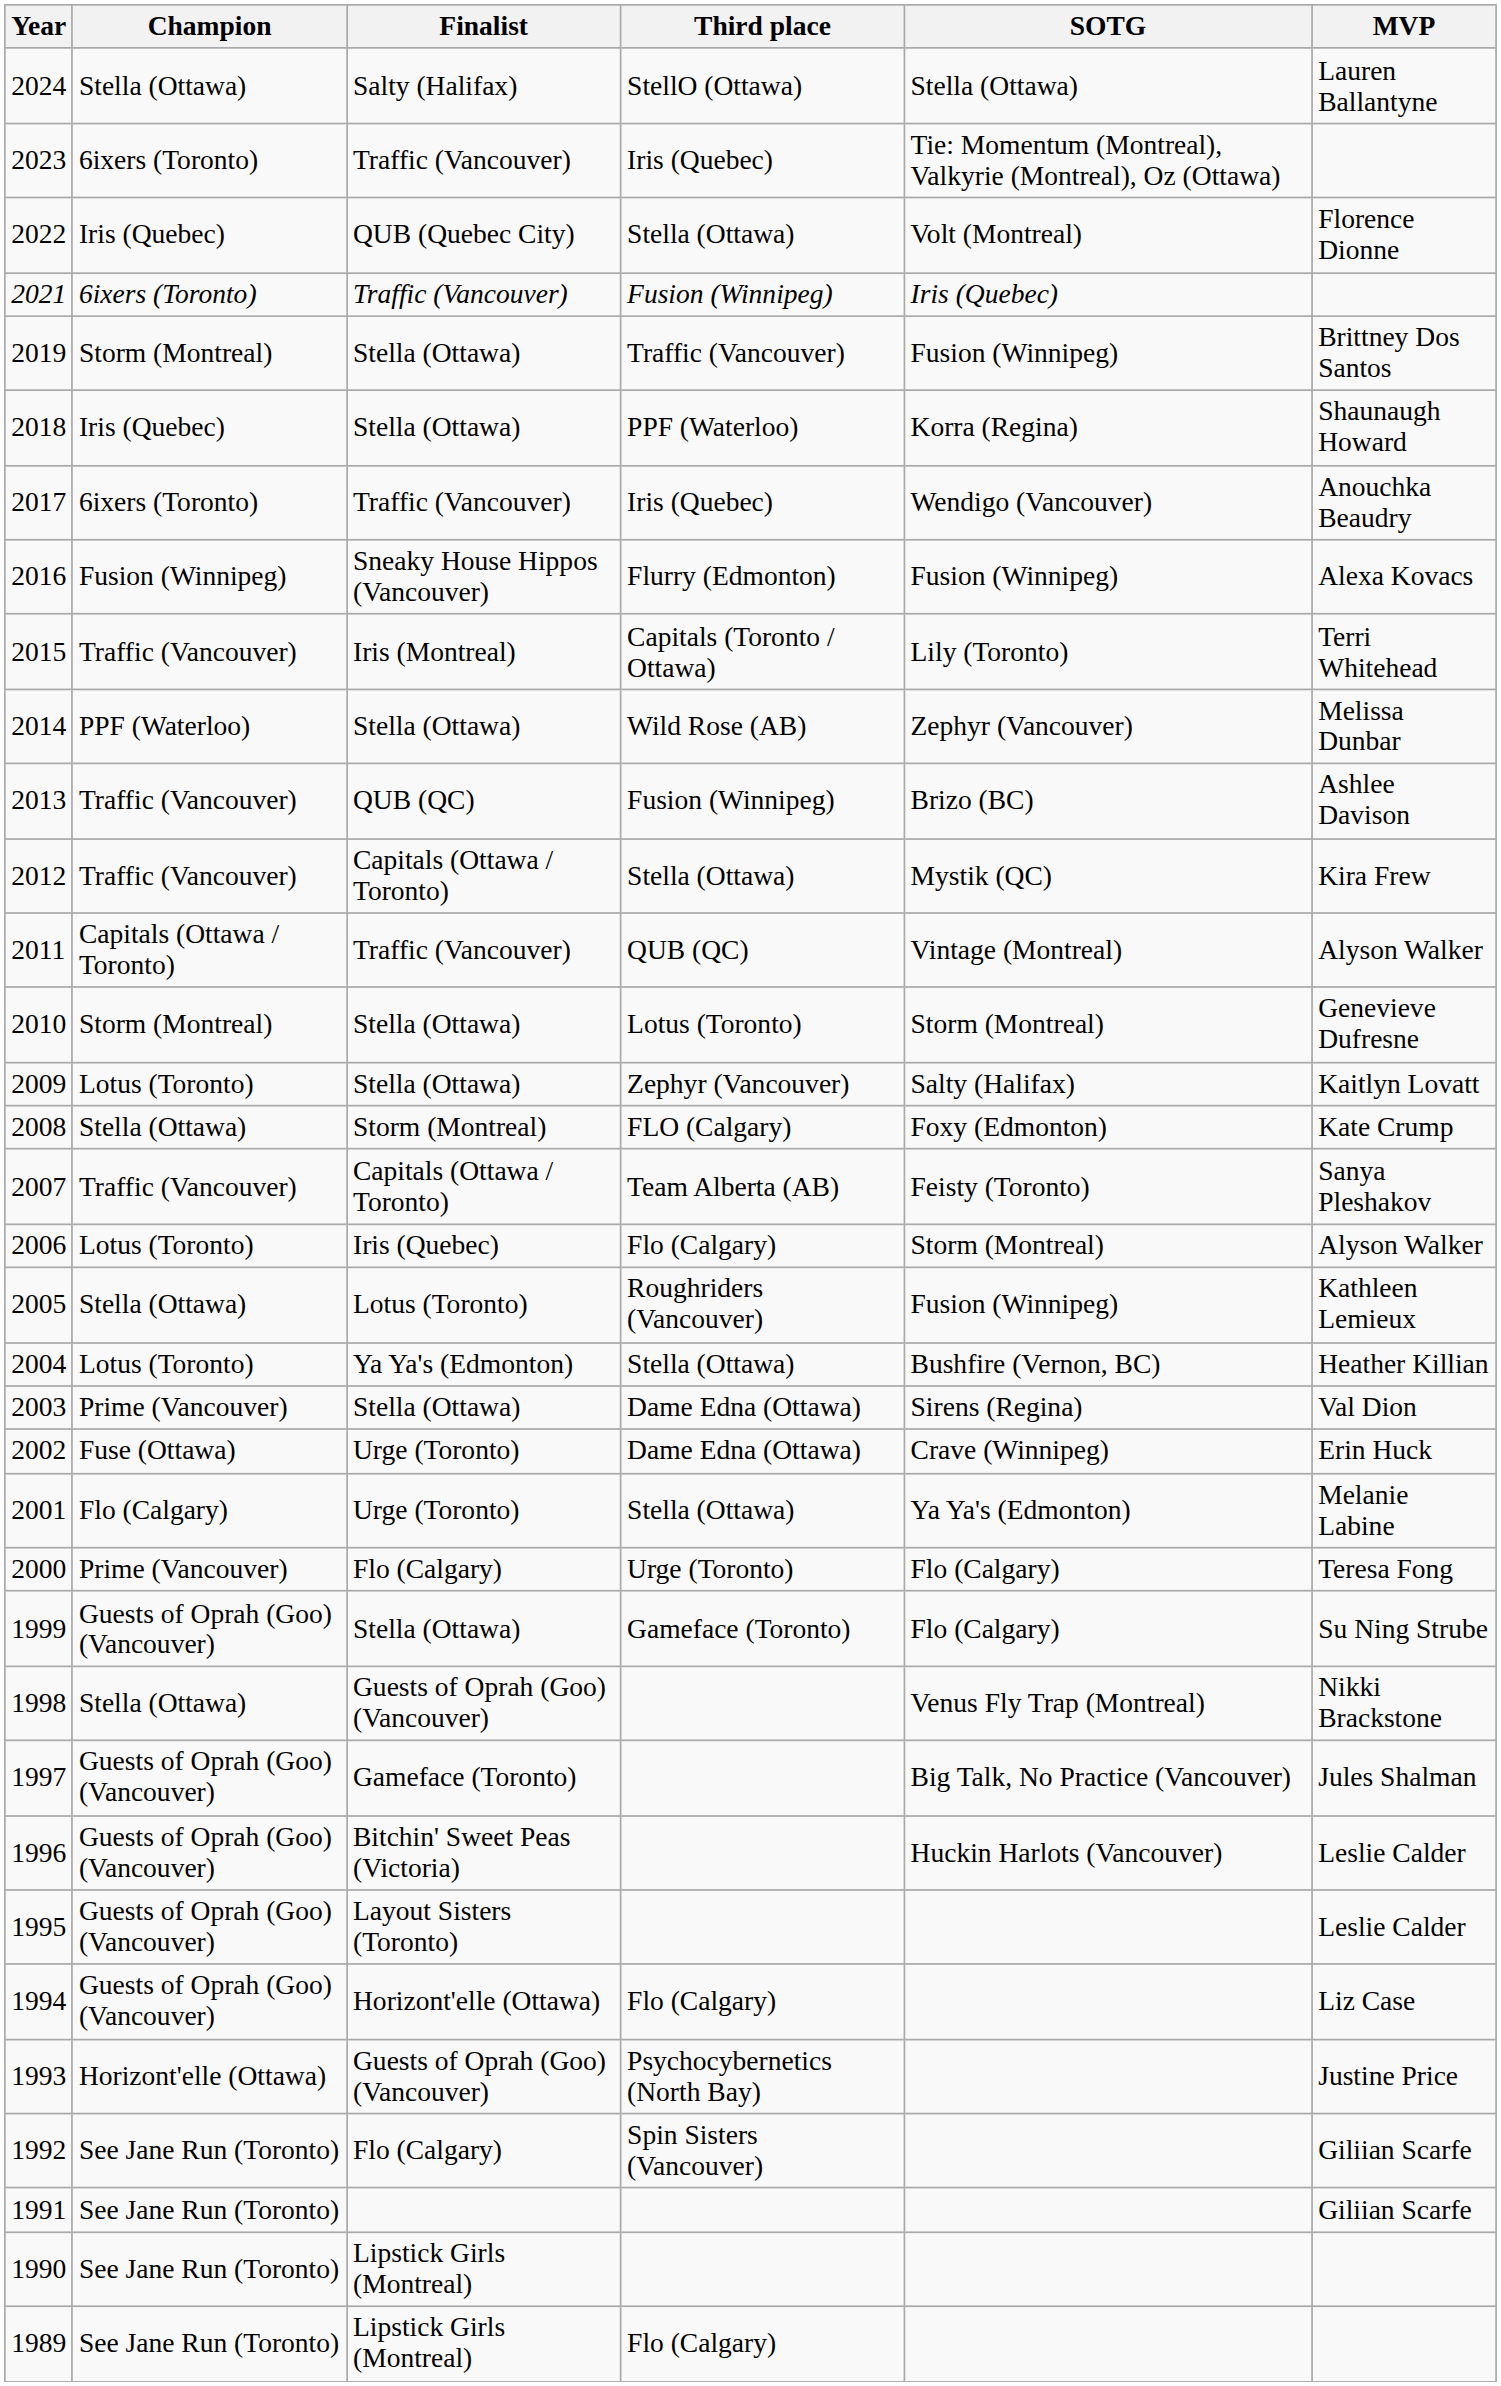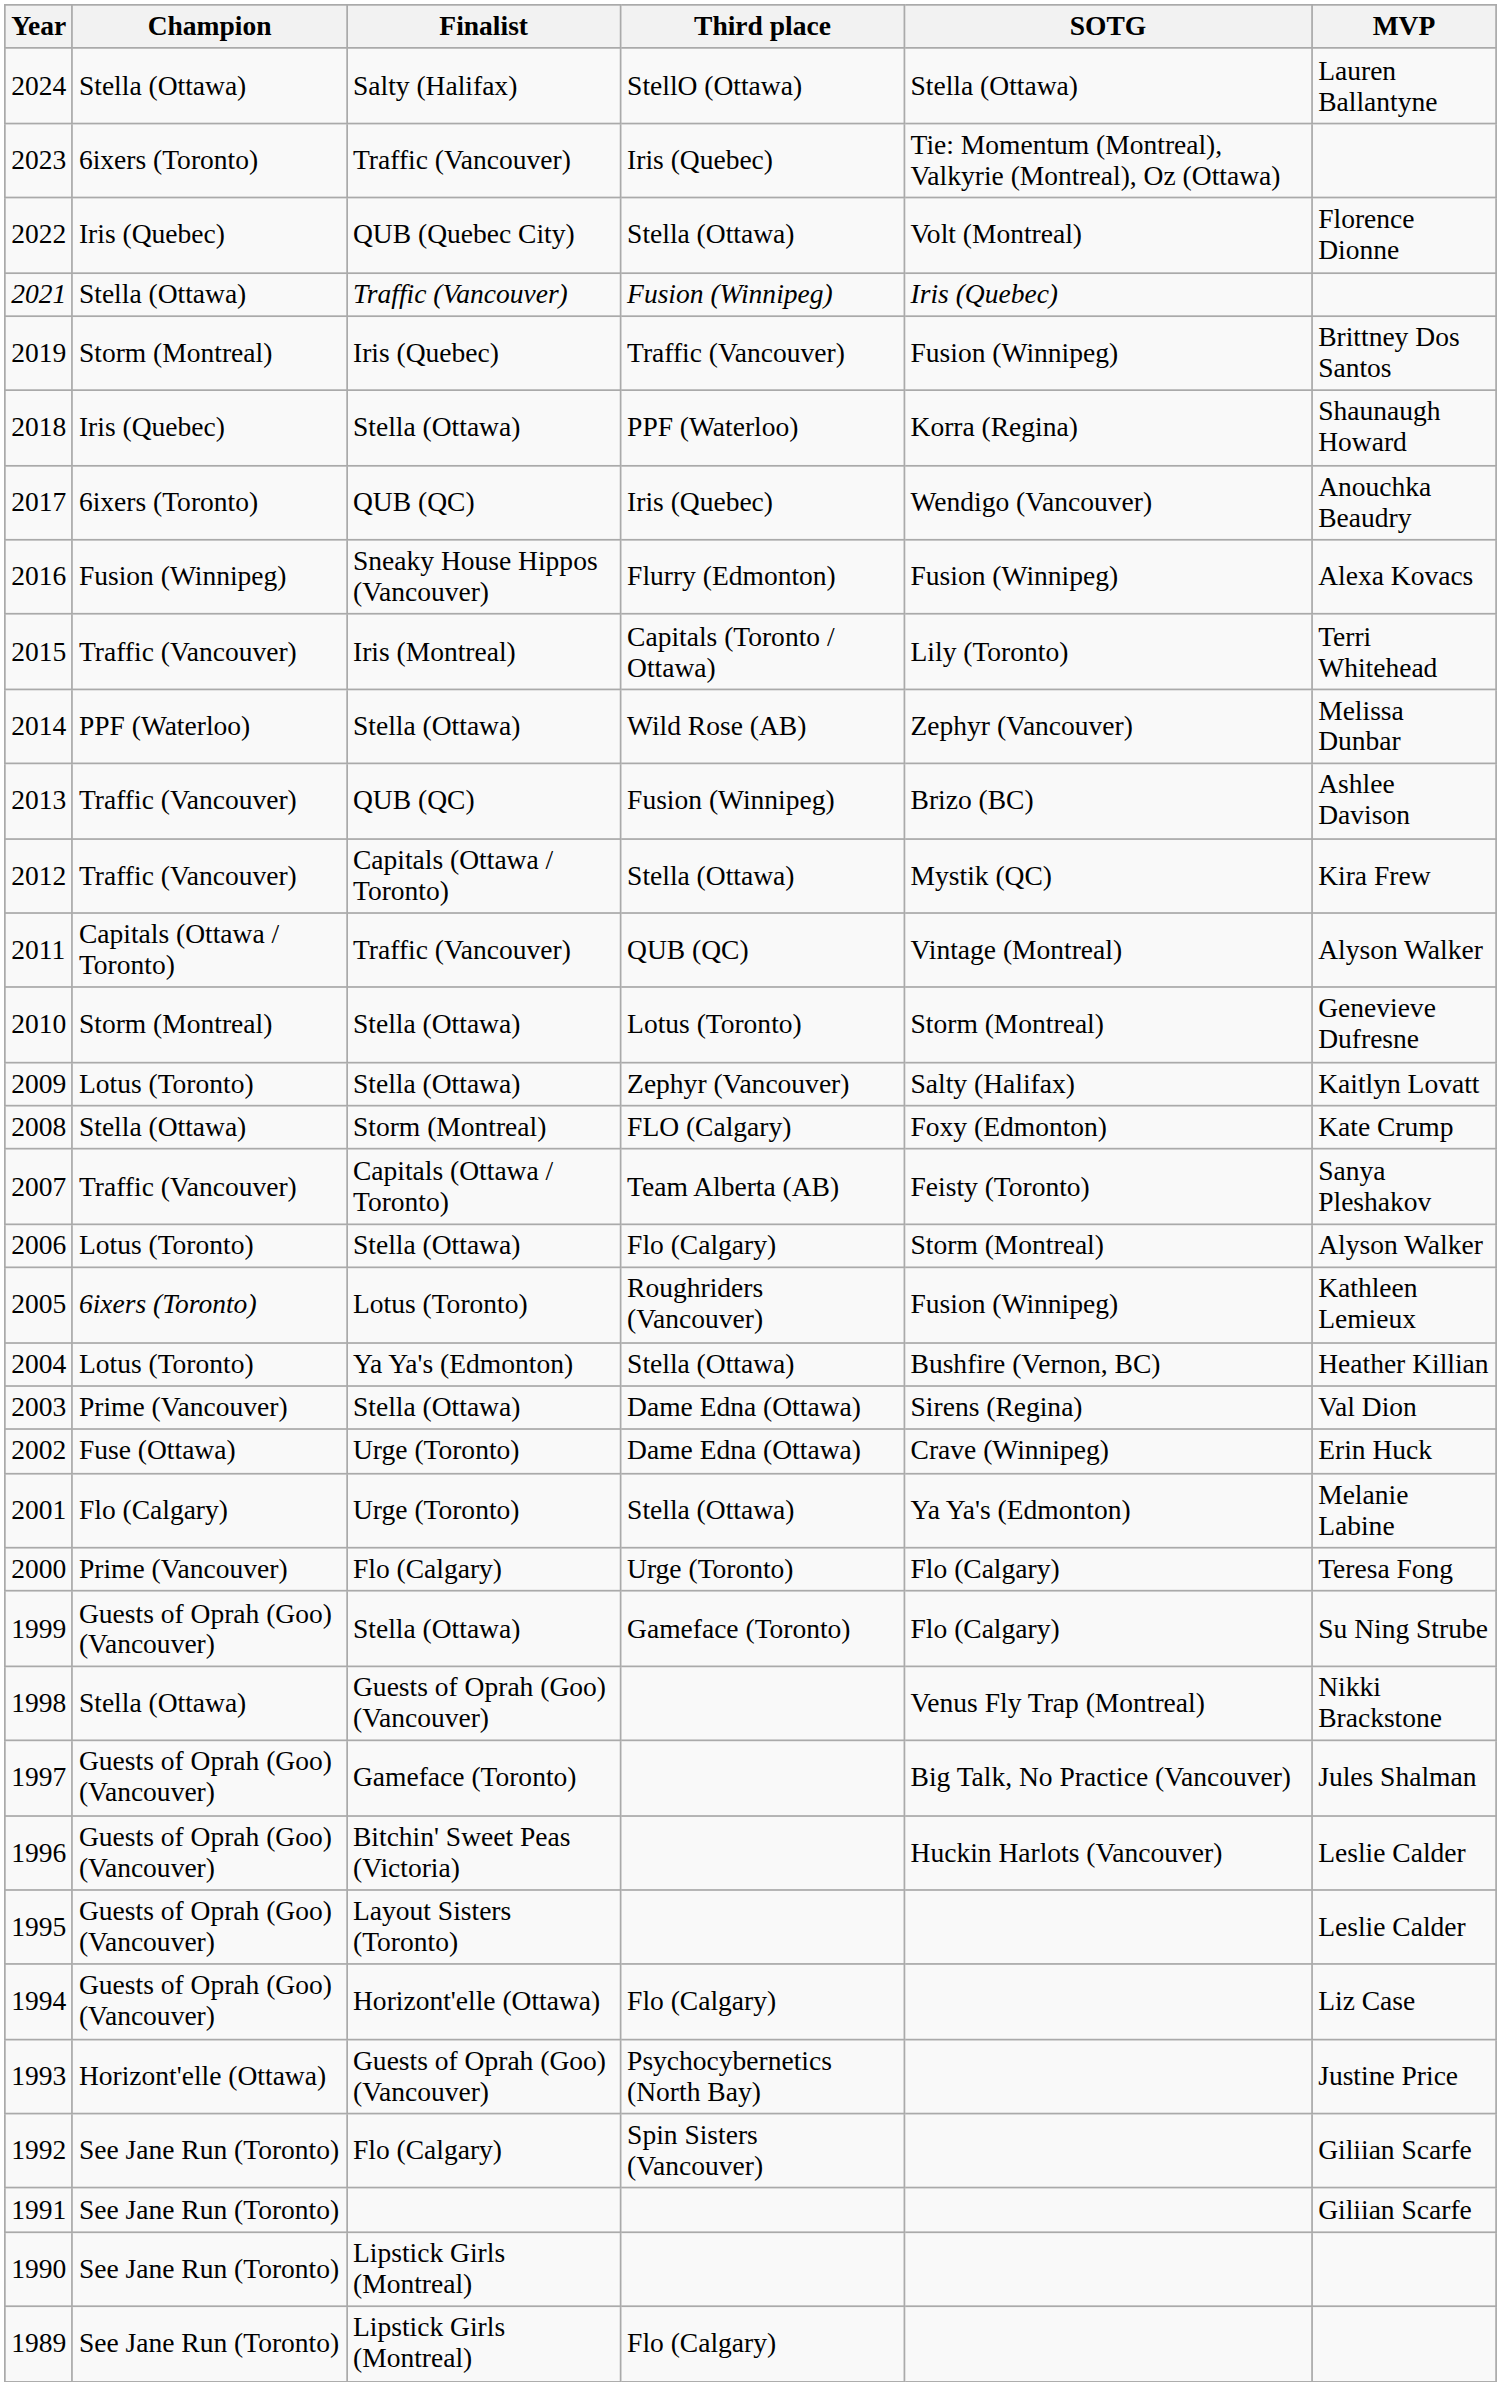(168, 293) 6ixers (Toronto) -> (163, 293) Stella (Ottawa)
(437, 352) Stella (Ottawa) -> (426, 352) Iris (Quebec)
(462, 502) Traffic (Vancouver) -> (414, 502) QUB (QC)
(426, 1245) Iris (Quebec) -> (437, 1245) Stella (Ottawa)
(163, 1304) Stella (Ottawa) -> (168, 1304) 6ixers (Toronto)
